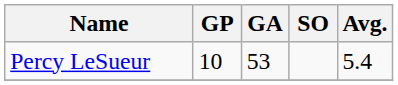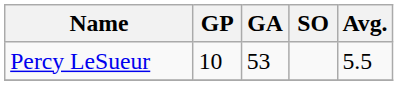(357, 60) 5.4 -> (357, 60) 5.5
